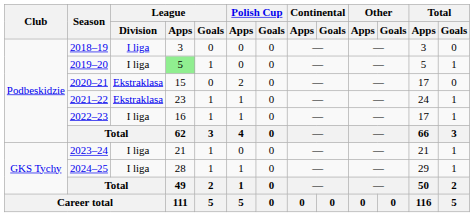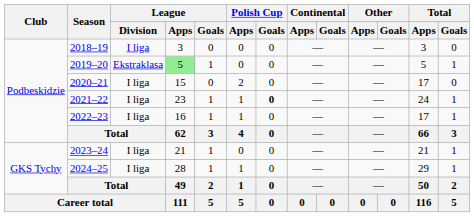(138, 64) I liga -> (138, 64) Ekstraklasa
(138, 82) Ekstraklasa -> (138, 82) I liga
(138, 99) Ekstraklasa -> (138, 99) I liga
(271, 99) normal -> (271, 99) bold
